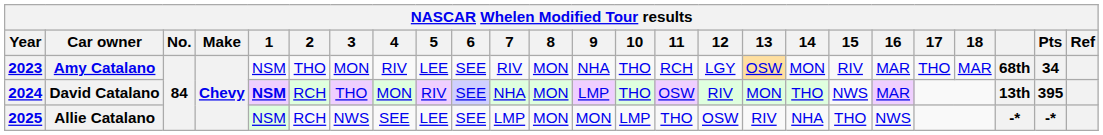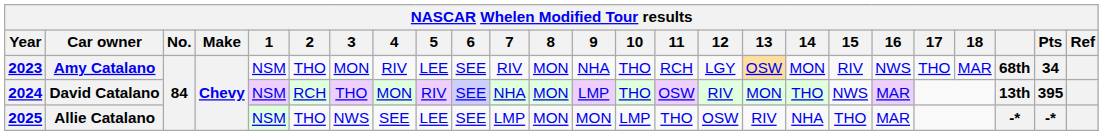(893, 67) MAR -> (893, 67) NWS
(269, 93) bold -> (269, 93) normal
(310, 118) RCH -> (310, 118) THO
(893, 118) NWS -> (893, 118) MAR
